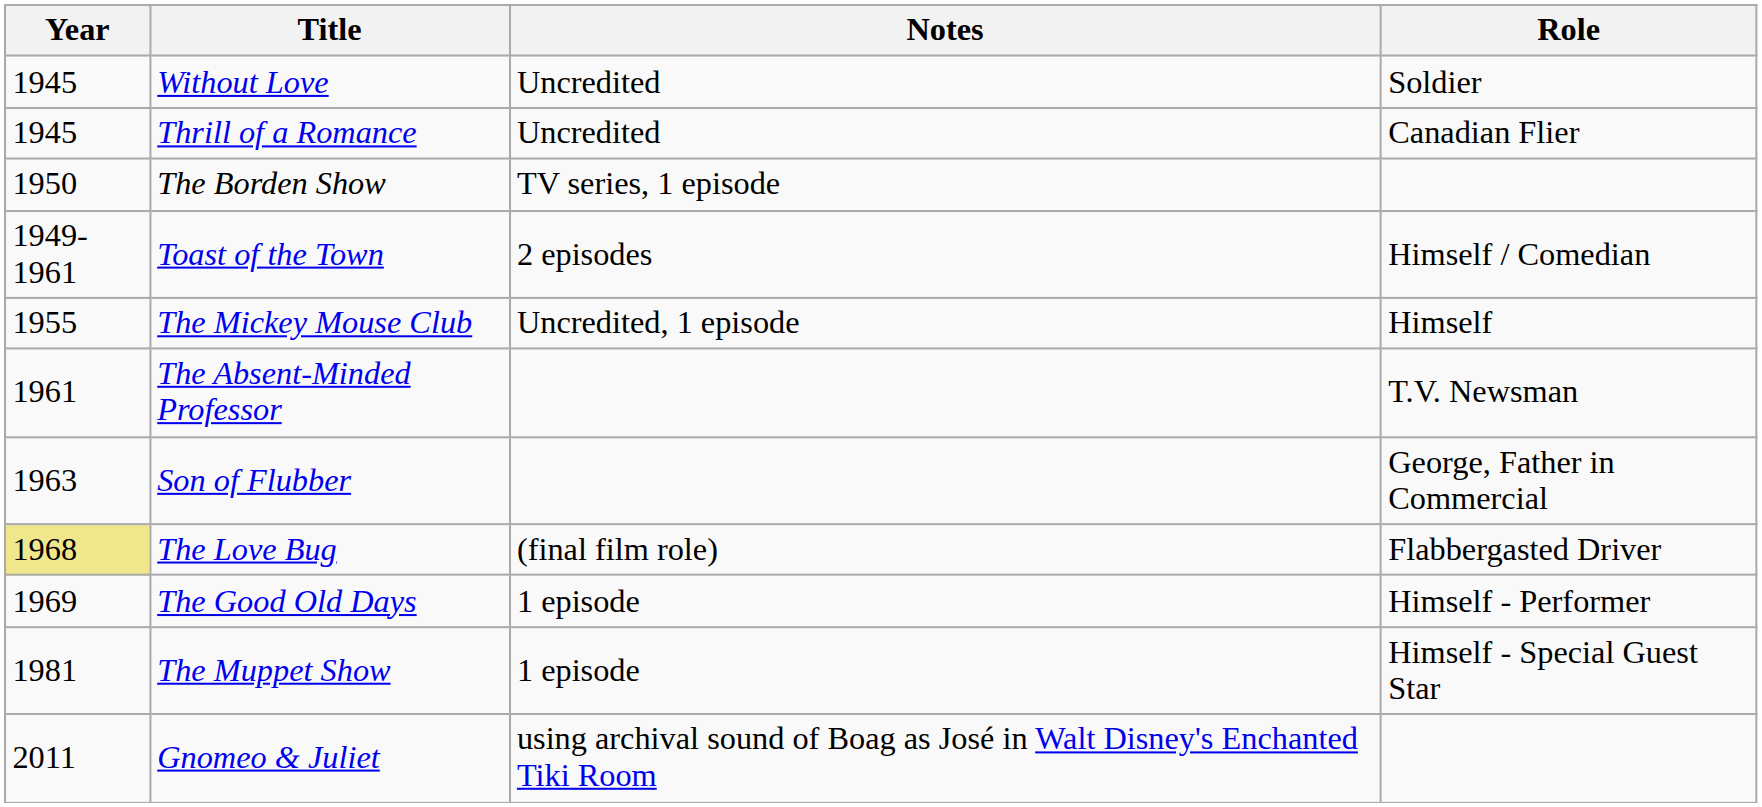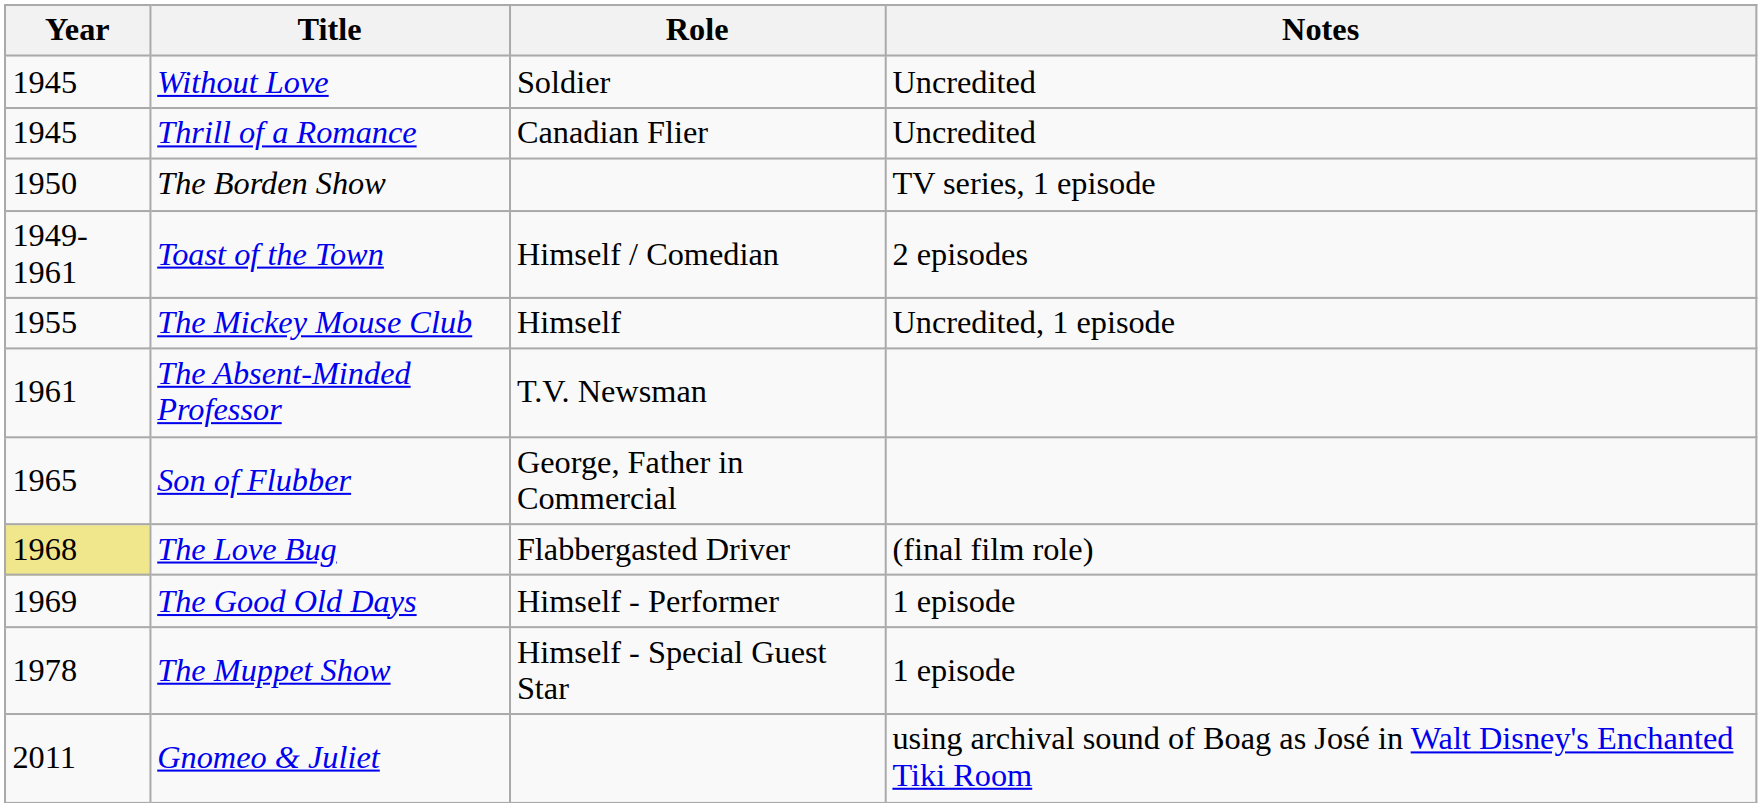columns swapped: (1569, 30) <-> (945, 30)
(45, 479) 1963 -> (45, 479) 1965
(45, 669) 1981 -> (45, 669) 1978
